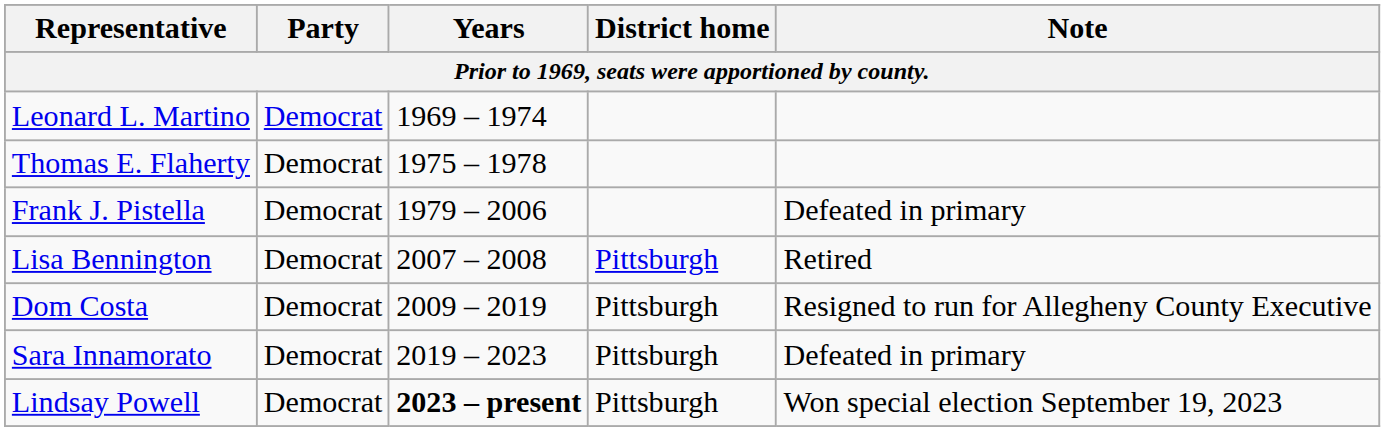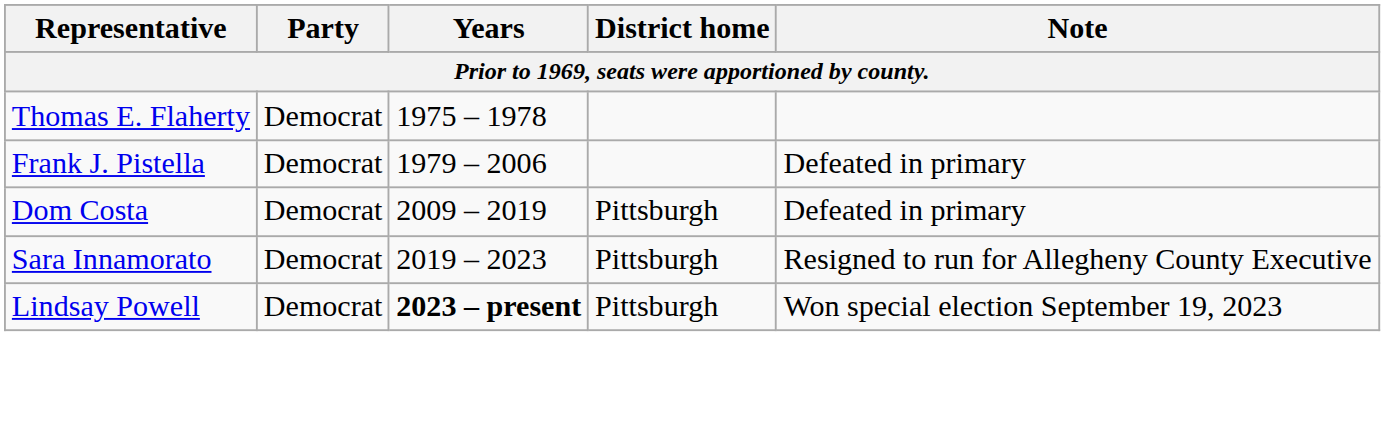- row: (131, 115)
- row: (112, 258)
(1078, 306) Resigned to run for Allegheny County Executive -> (905, 211) Defeated in primary
(905, 354) Defeated in primary -> (1078, 258) Resigned to run for Allegheny County Executive
